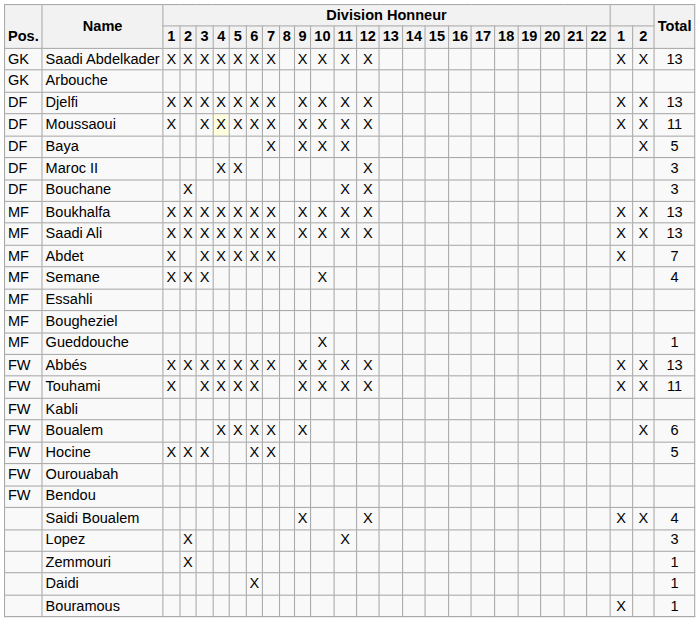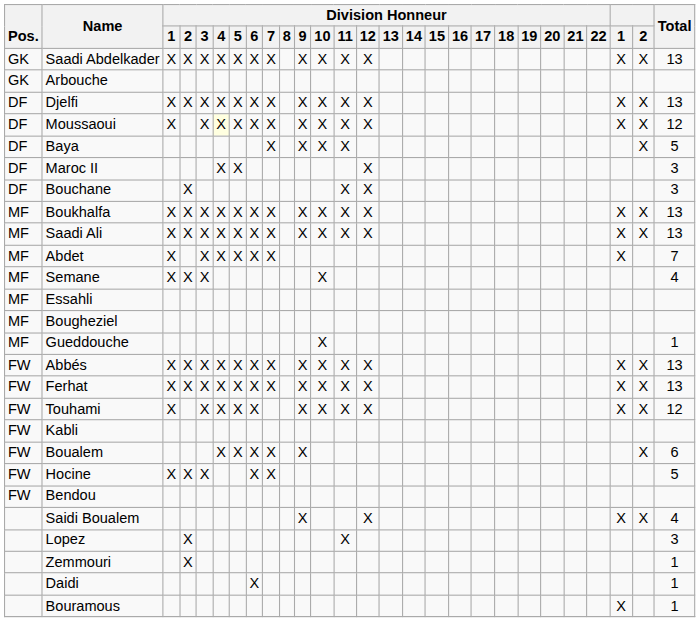(675, 124) 11 -> (675, 124) 12
+ row: (67, 386)
(675, 386) 11 -> (675, 408) 12
- row: (82, 474)
